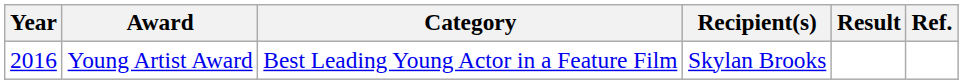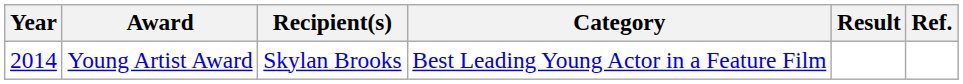columns swapped: (470, 23) <-> (757, 23)
(33, 60) 2016 -> (33, 60) 2014
